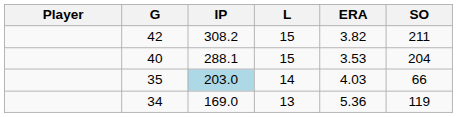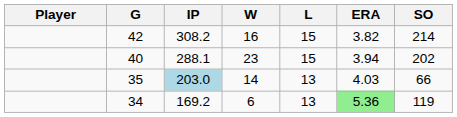+ column: (251, 15)
(419, 36) 211 -> (423, 36) 214
(353, 58) 3.53 -> (366, 58) 3.94
(419, 58) 204 -> (423, 58) 202
(287, 79) 14 -> (308, 79) 13
(221, 101) 169.0 -> (193, 101) 169.2
(353, 101) no background -> (366, 101) lightgreen background
